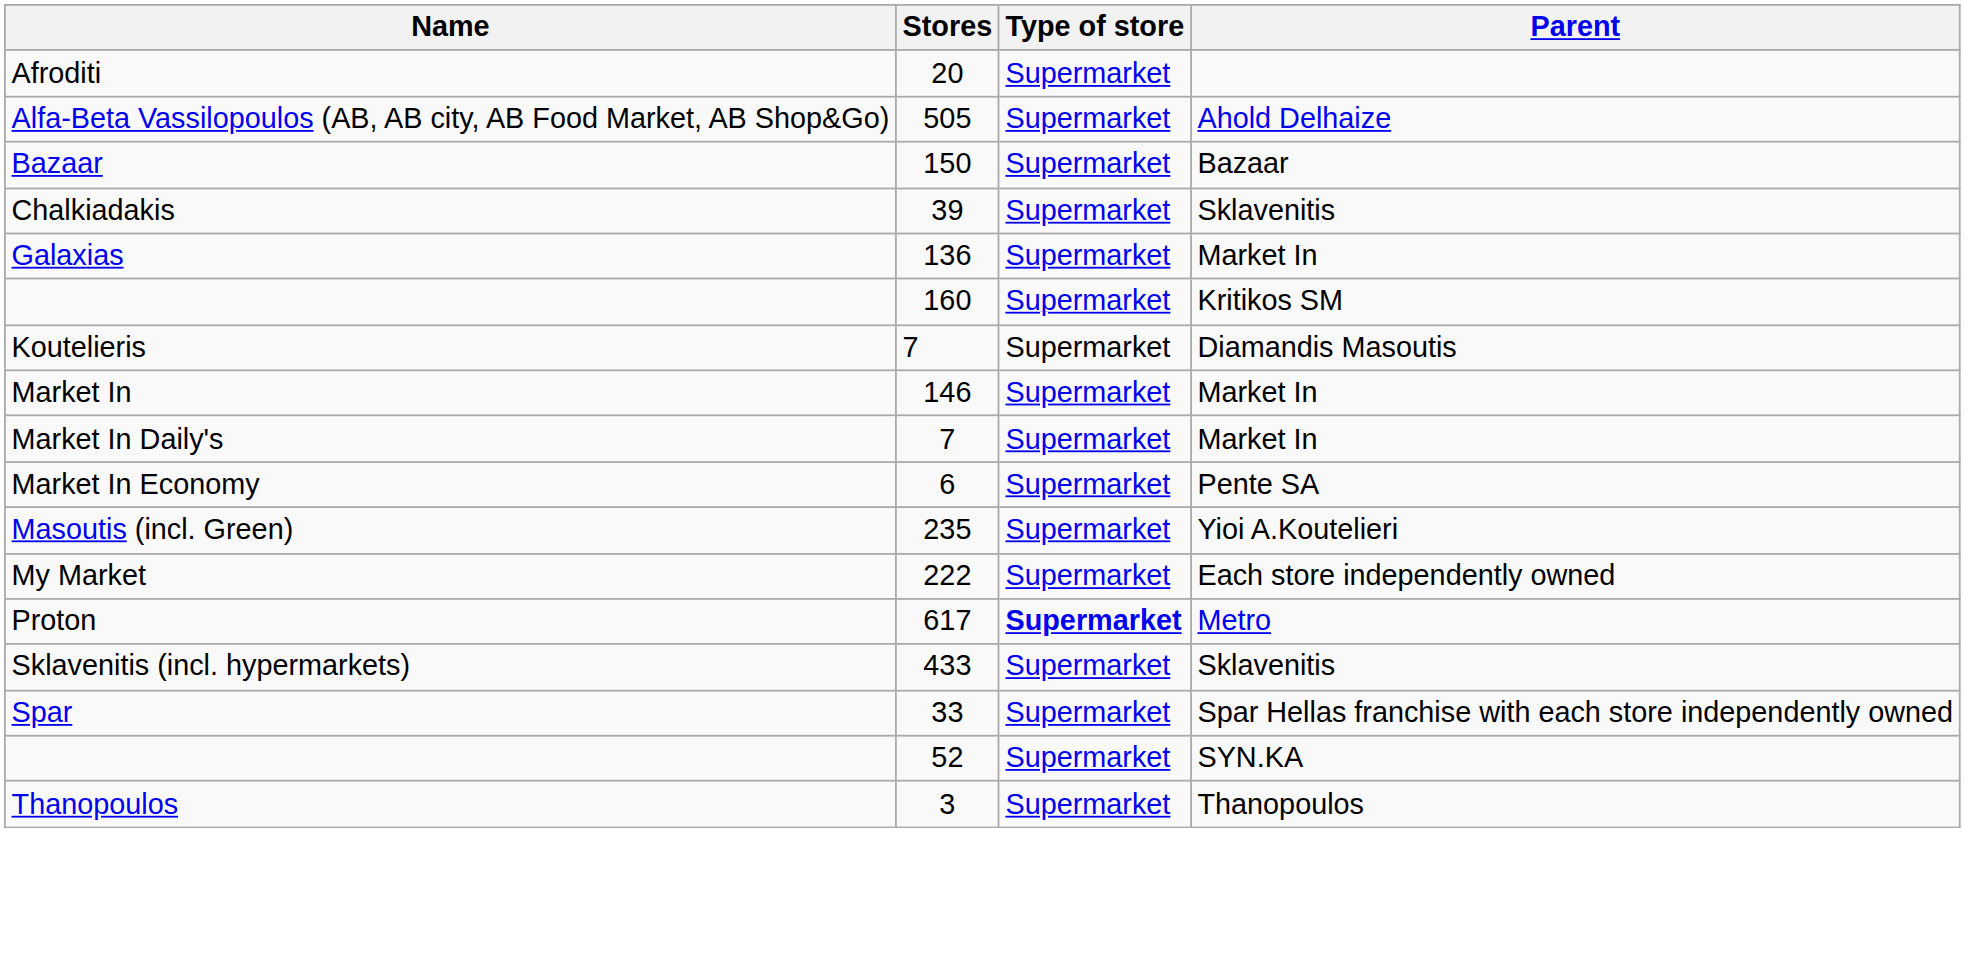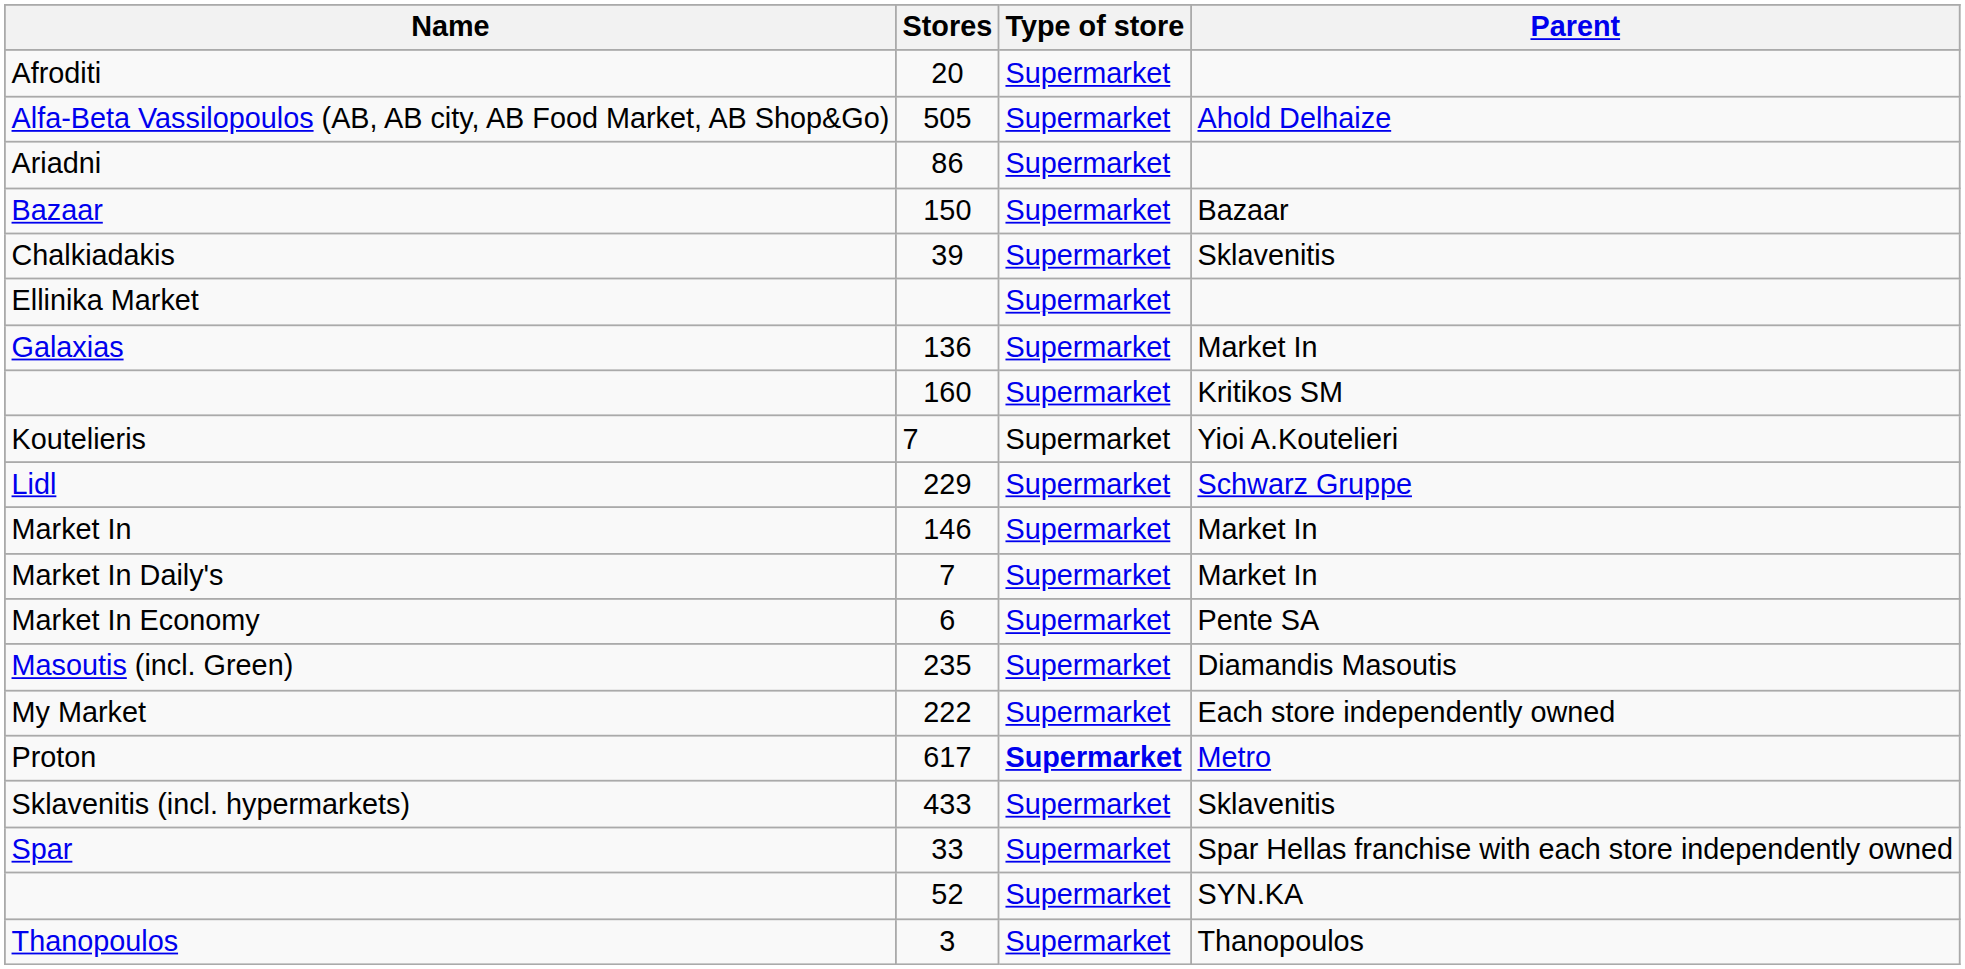+ row: (56, 164)
+ row: (105, 301)
(1327, 347) Diamandis Masoutis -> (1298, 438) Yioi A.Koutelieri
+ row: (34, 484)
(1298, 529) Yioi A.Koutelieri -> (1327, 666) Diamandis Masoutis
